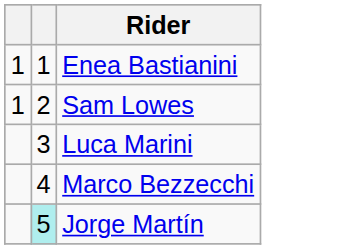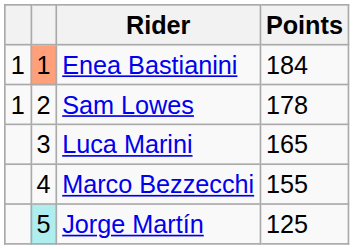+ column: (304, 25)
(43, 65) no background -> (43, 65) lightsalmon background
